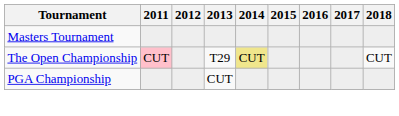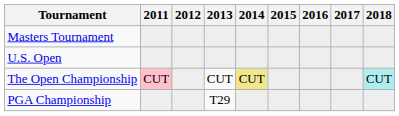+ row: (35, 57)
(220, 57) T29 -> (220, 79) CUT
(379, 57) no background -> (379, 79) paleturquoise background
(220, 79) CUT -> (220, 100) T29
